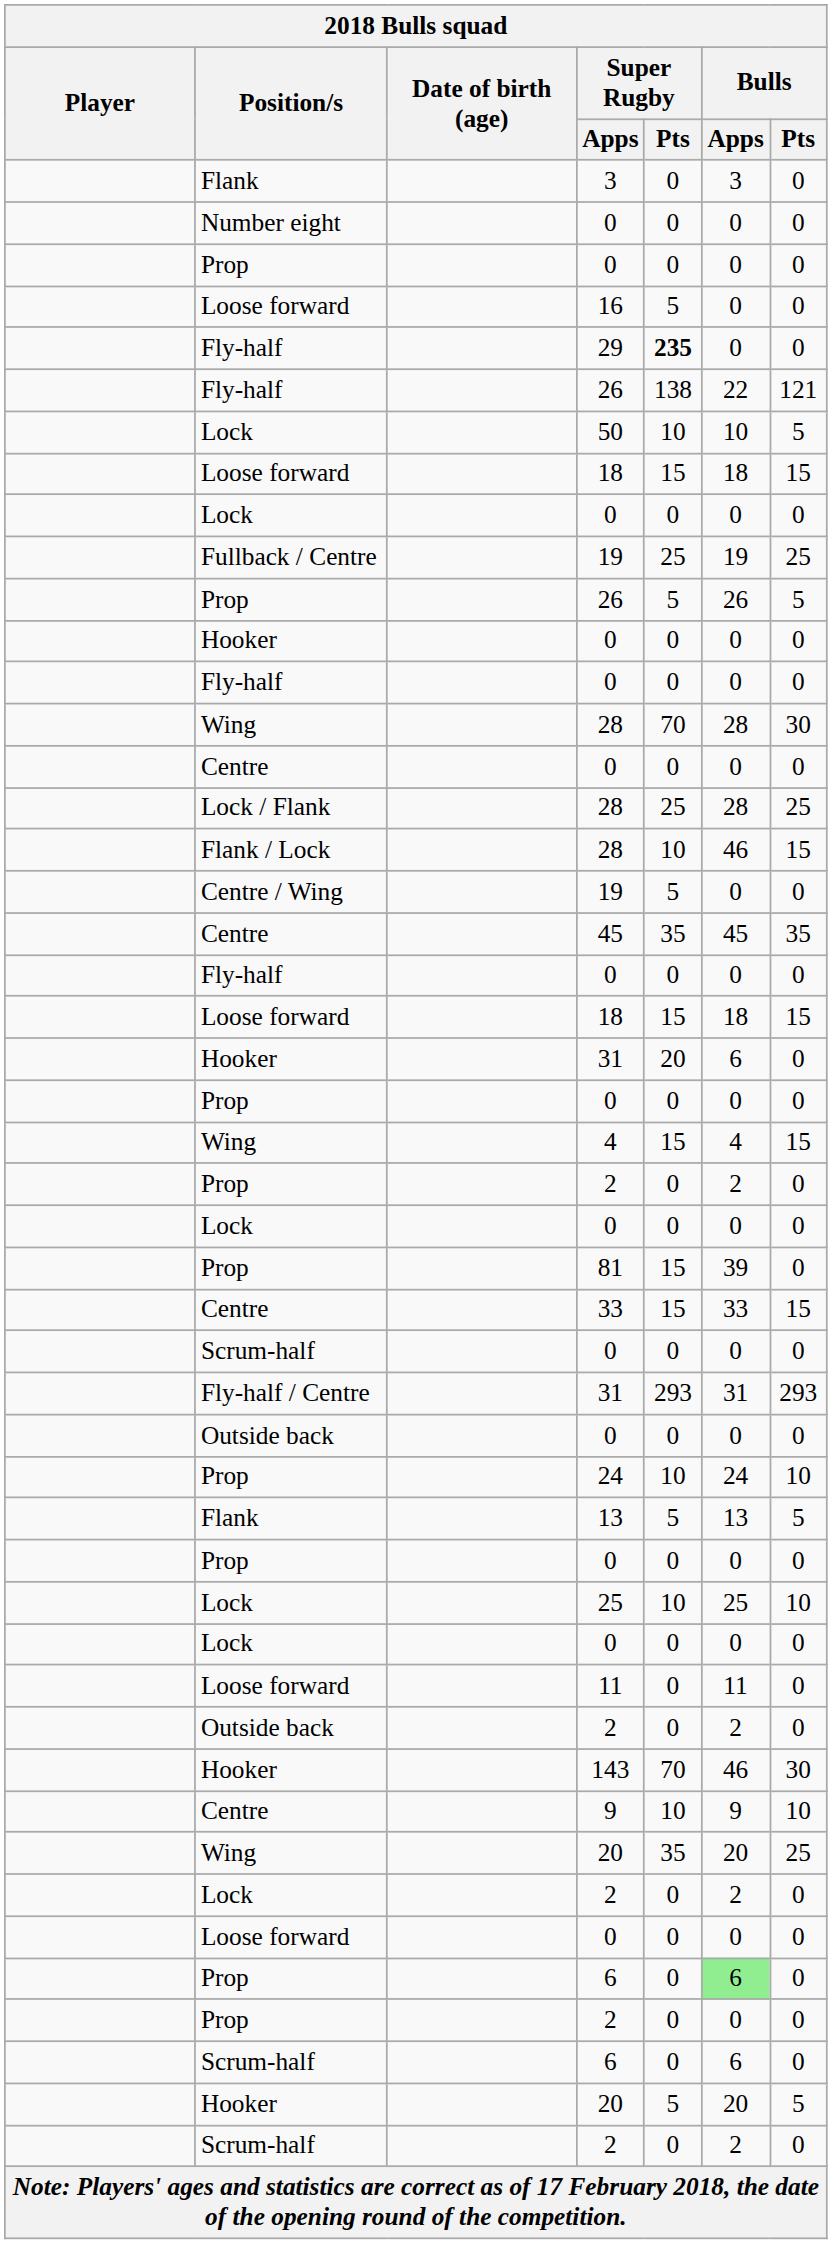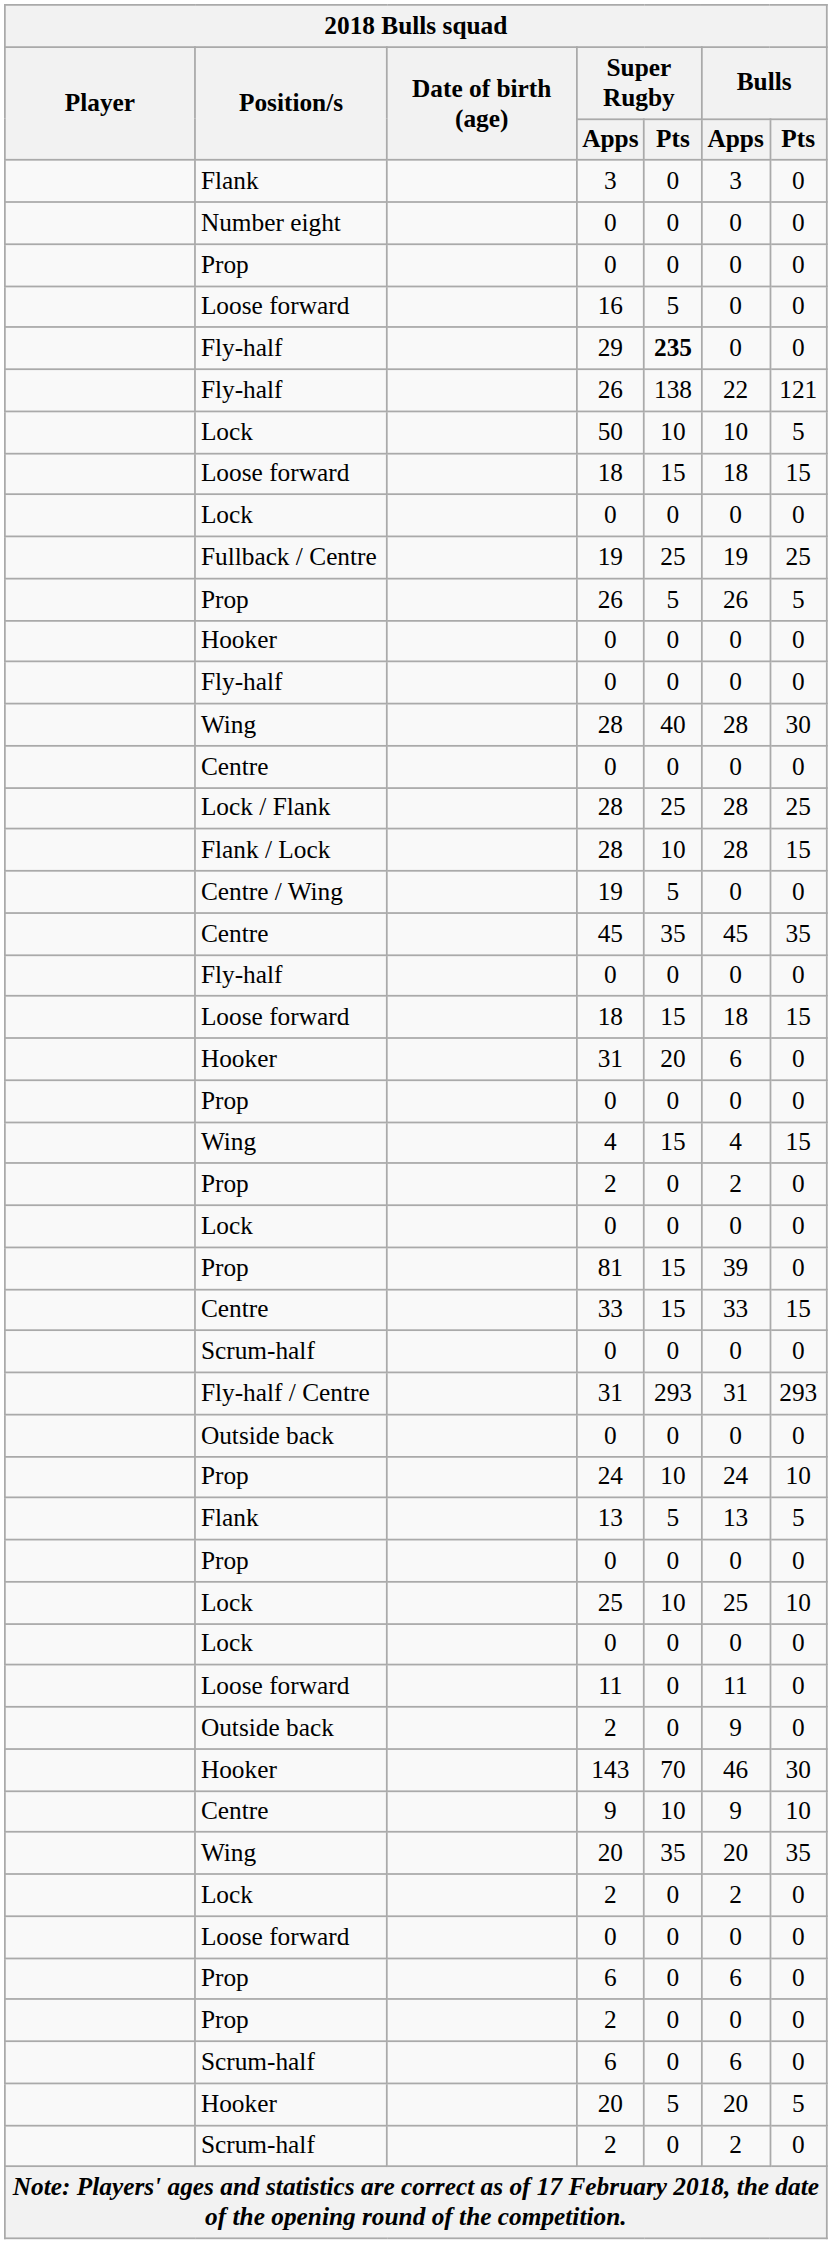(673, 724) 70 -> (673, 724) 40
(736, 849) 46 -> (736, 849) 28
(736, 1727) 2 -> (736, 1727) 9
(798, 1853) 25 -> (798, 1853) 35
(736, 1978) lightgreen background -> (736, 1978) no background
